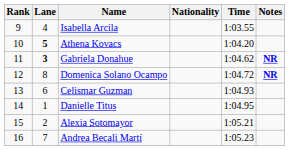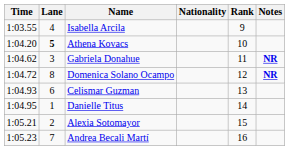columns swapped: (18, 12) <-> (239, 12)
(45, 59) bold -> (52, 59) normal
